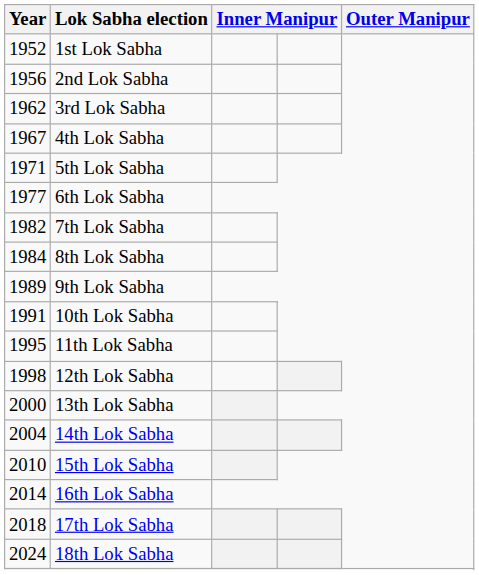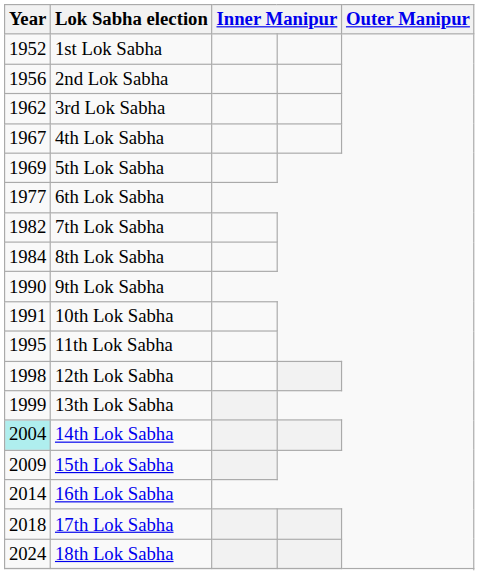(28, 167) 1971 -> (28, 167) 1969
(28, 286) 1989 -> (28, 286) 1990
(28, 405) 2000 -> (28, 405) 1999
(28, 434) no background -> (28, 434) paleturquoise background
(28, 464) 2010 -> (28, 464) 2009
